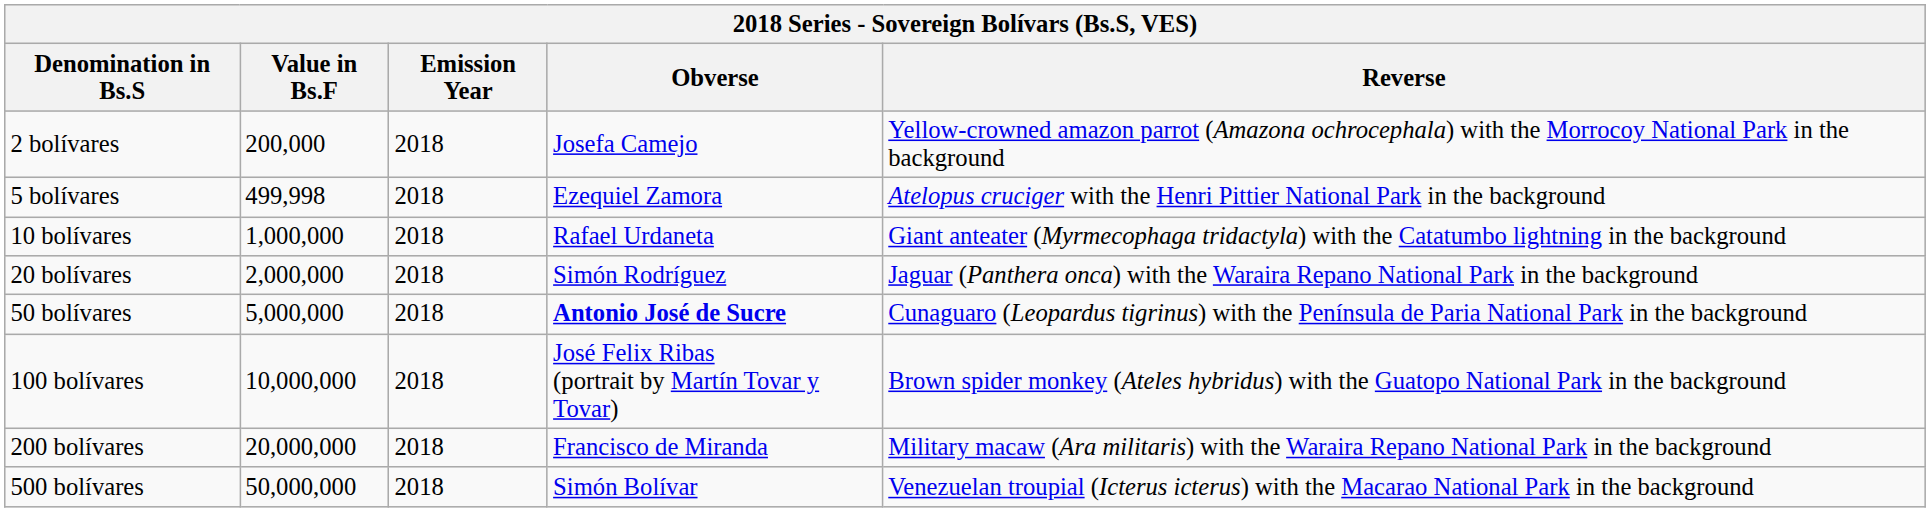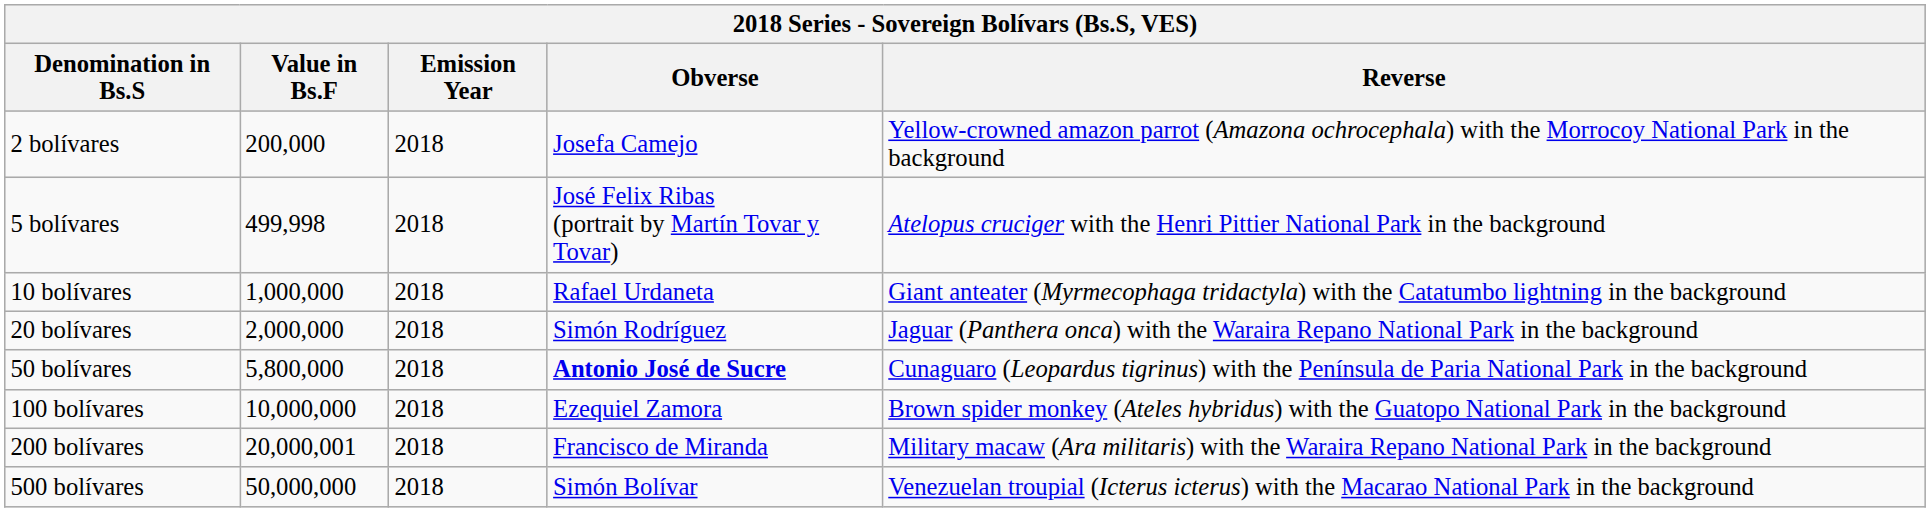(638, 196) Ezequiel Zamora -> (686, 224) José Felix Ribas (portrait by Martín Tovar y Tovar)
(295, 313) 5,000,000 -> (295, 369) 5,800,000
(686, 380) José Felix Ribas (portrait by Martín Tovar y Tovar) -> (638, 408) Ezequiel Zamora
(301, 447) 20,000,000 -> (301, 447) 20,000,001
